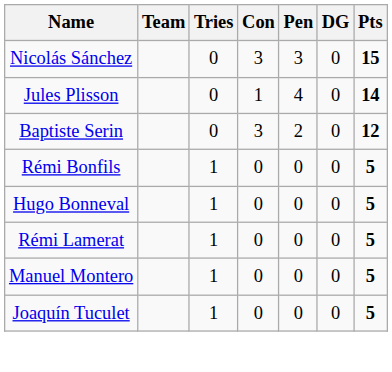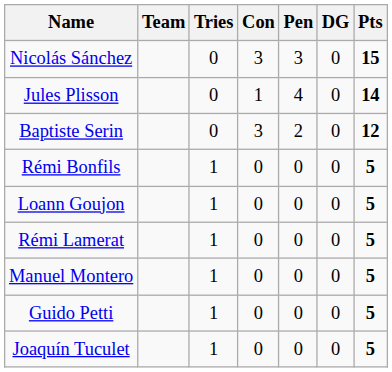- row: (71, 204)
+ row: (71, 204)
+ row: (71, 312)
